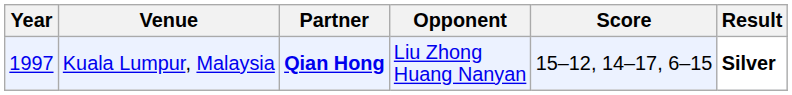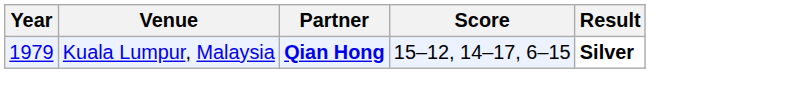- column: (460, 21)
(31, 63) 1997 -> (31, 52) 1979
